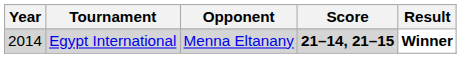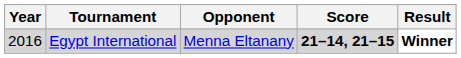(25, 41) 2014 -> (25, 41) 2016
